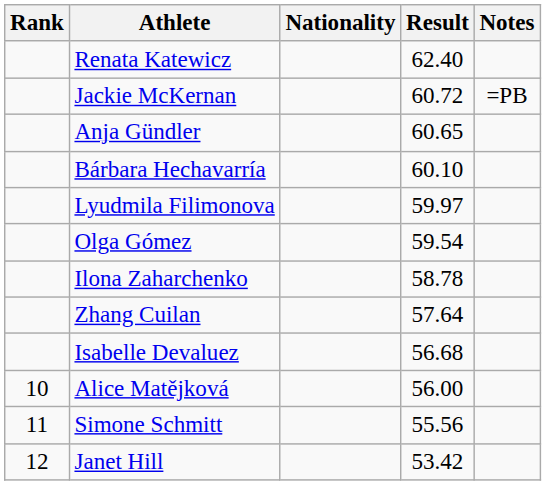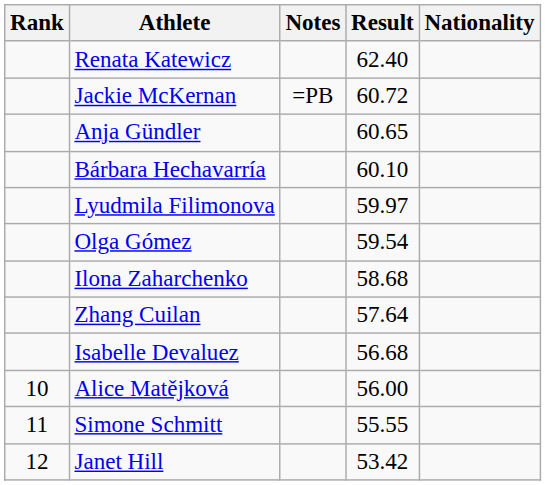columns swapped: (340, 22) <-> (507, 22)
(437, 278) 58.78 -> (382, 278) 58.68
(437, 424) 55.56 -> (382, 424) 55.55
